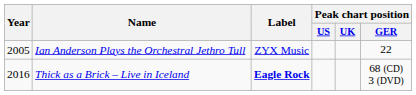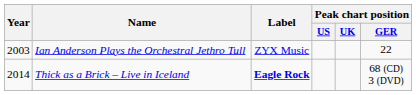(18, 49) 2005 -> (18, 49) 2003
(18, 75) 2016 -> (18, 75) 2014
